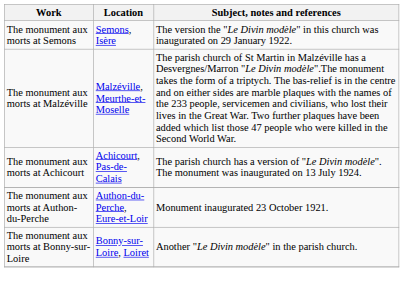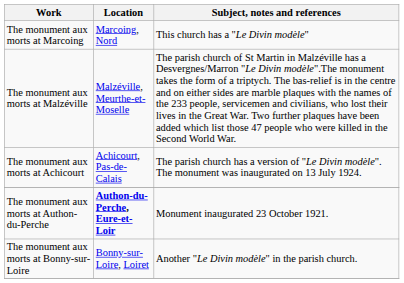+ row: (47, 35)
- row: (47, 35)
(122, 207) normal -> (122, 213) bold
